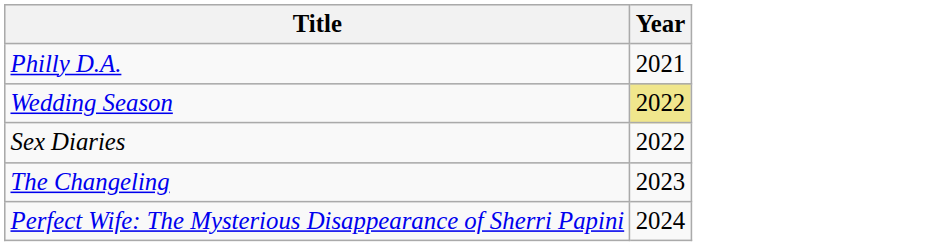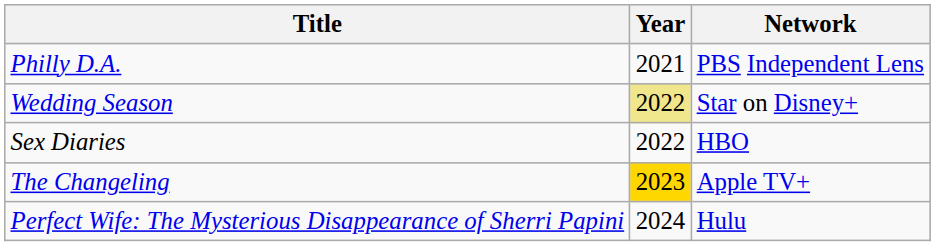+ column: (810, 24)
(660, 181) no background -> (660, 181) gold background
